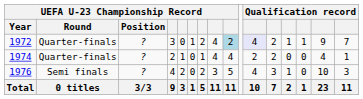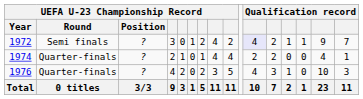(78, 42) Quarter-finals -> (78, 42) Semi finals
(231, 42) lightblue background -> (231, 42) no background
(78, 72) Semi finals -> (78, 72) Quarter-finals
